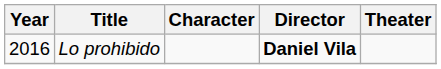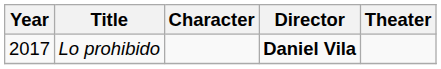(29, 49) 2016 -> (29, 49) 2017
